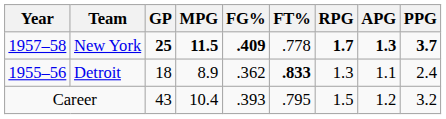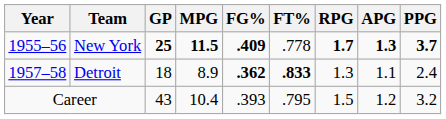(37, 45) 1957–58 -> (37, 45) 1955–56
(37, 72) 1955–56 -> (37, 72) 1957–58
(251, 72) normal -> (251, 72) bold
